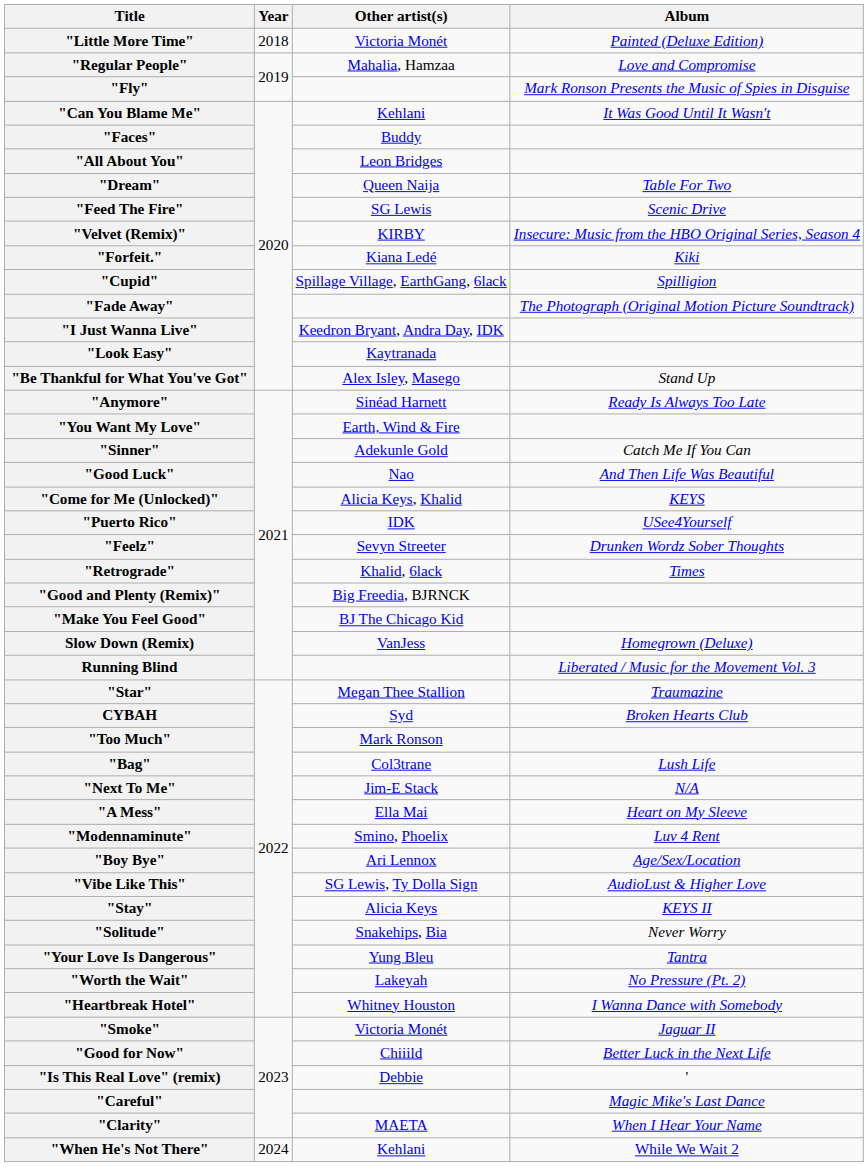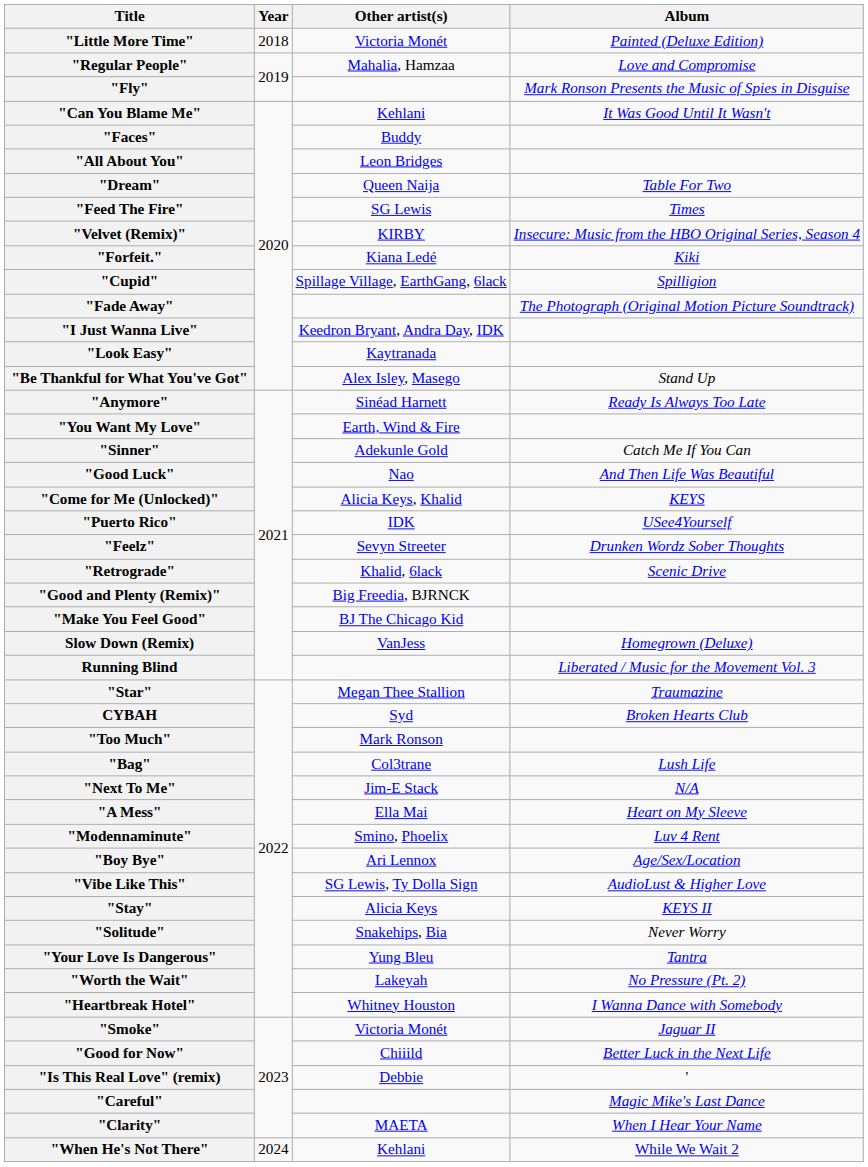(687, 209) Scenic Drive -> (687, 209) Times
(687, 570) Times -> (687, 570) Scenic Drive
